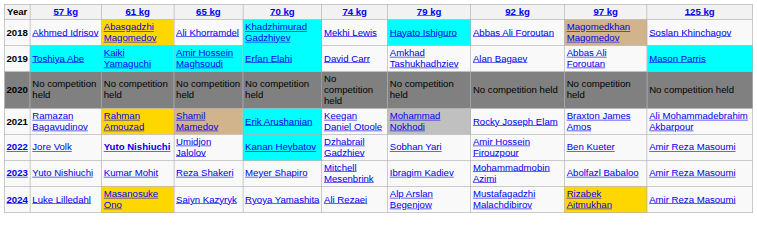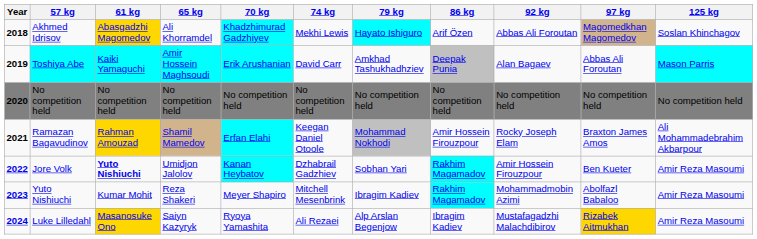+ column: (462, 12)
(269, 58) Erfan Elahi -> (257, 64) Erik Arushanian
(279, 121) Erik Arushanian -> (247, 137) Erfan Elahi
